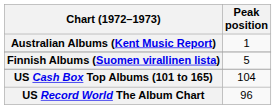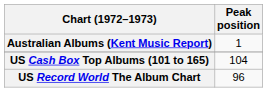- row: (113, 60)
